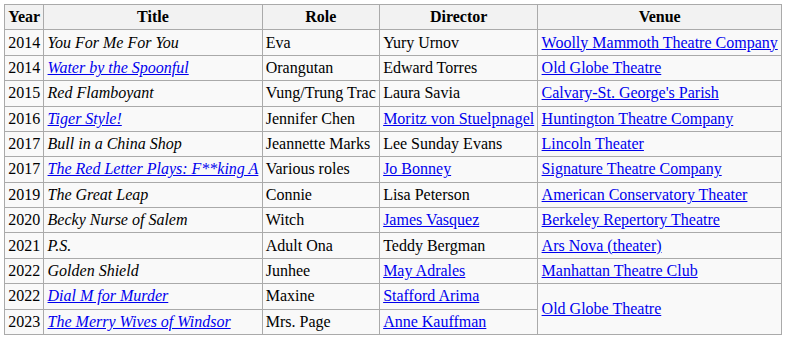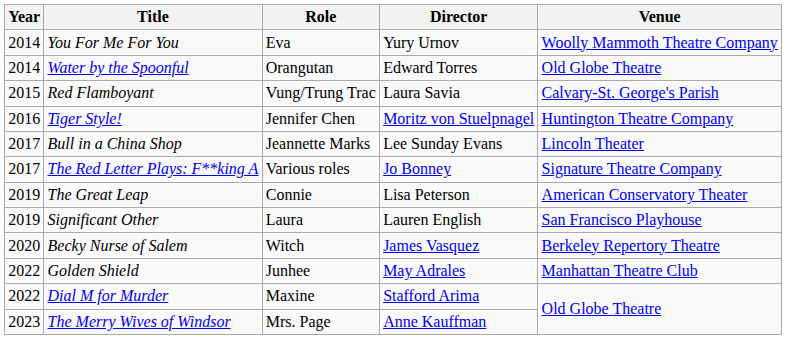+ row: (103, 220)
- row: (59, 245)
